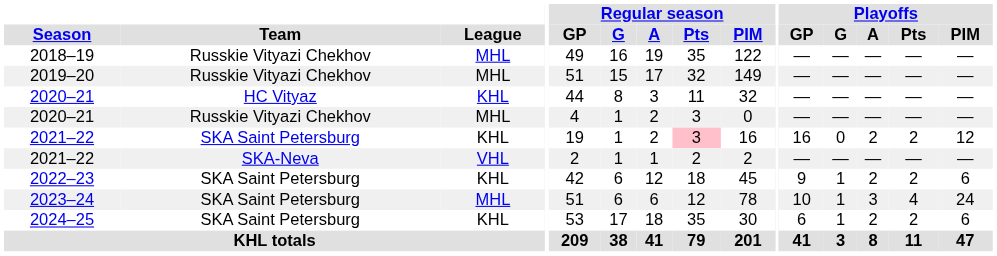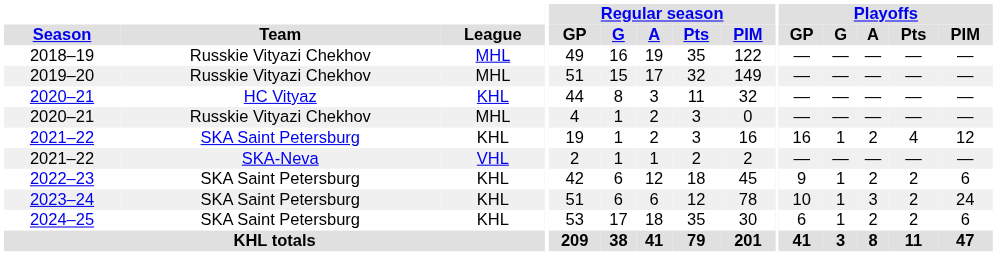(696, 137) pink background -> (696, 137) no background
(841, 137) 0 -> (841, 137) 1
(913, 137) 2 -> (913, 137) 4
(493, 199) MHL -> (493, 199) KHL
(913, 199) 4 -> (913, 199) 2
